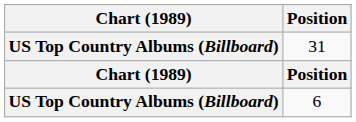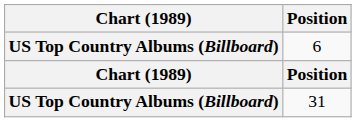rows swapped: (317, 102) <-> (317, 46)
